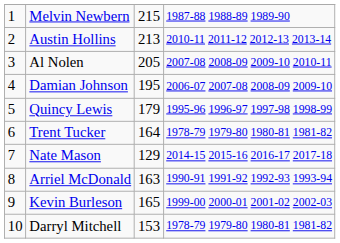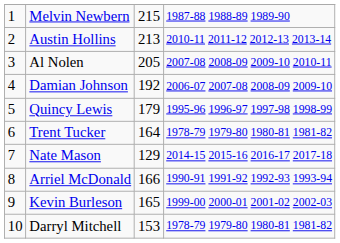(149, 86) 195 -> (149, 86) 192
(149, 179) 163 -> (149, 179) 166
